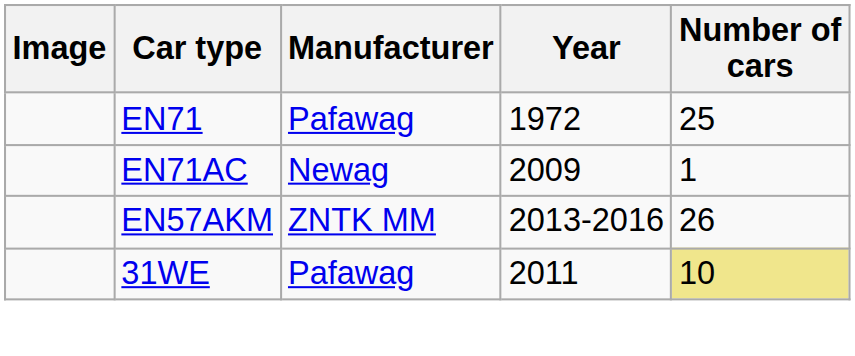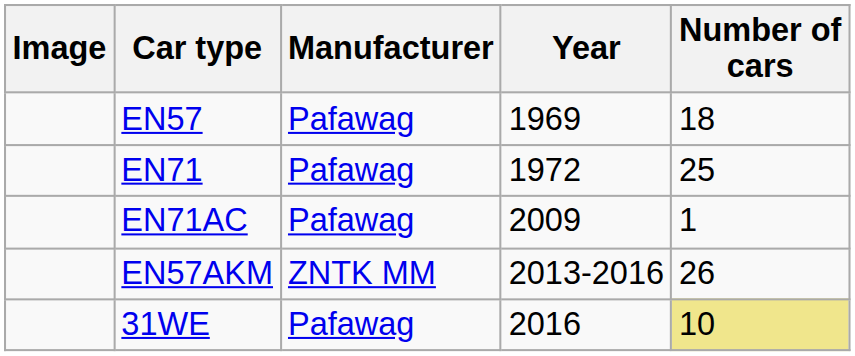+ row: (162, 118)
(339, 169) Newag -> (351, 221) Pafawag
(544, 272) 2011 -> (545, 324) 2016
